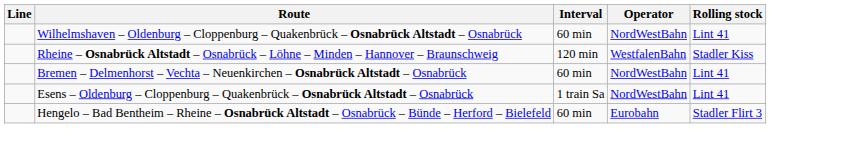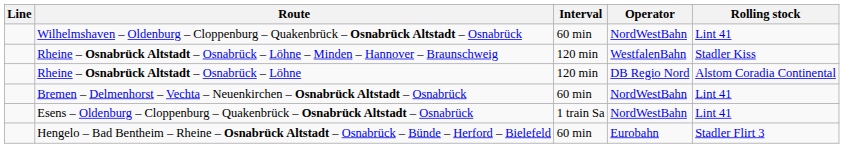+ row: (169, 73)
